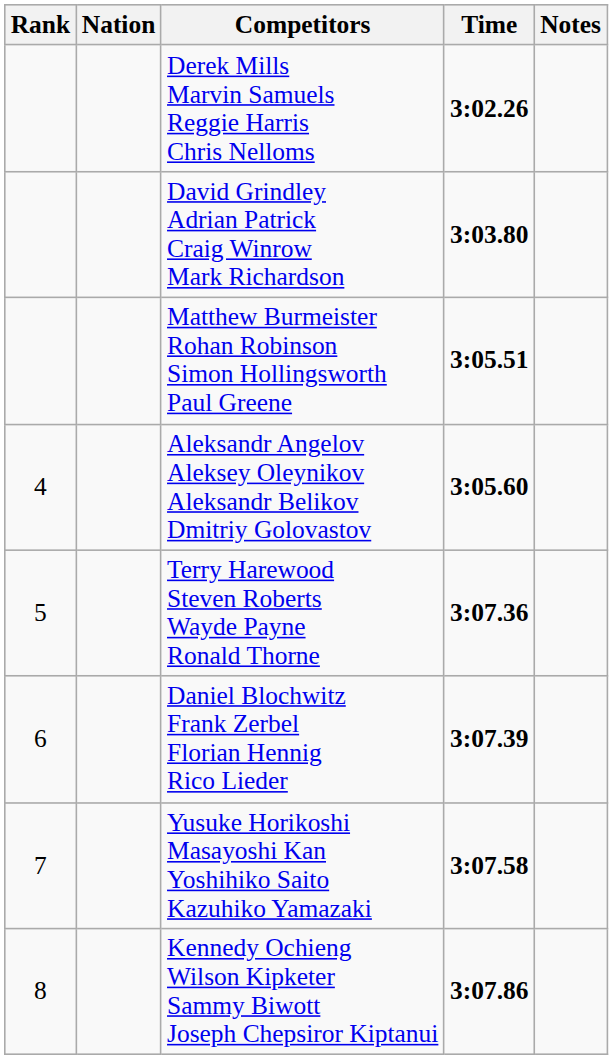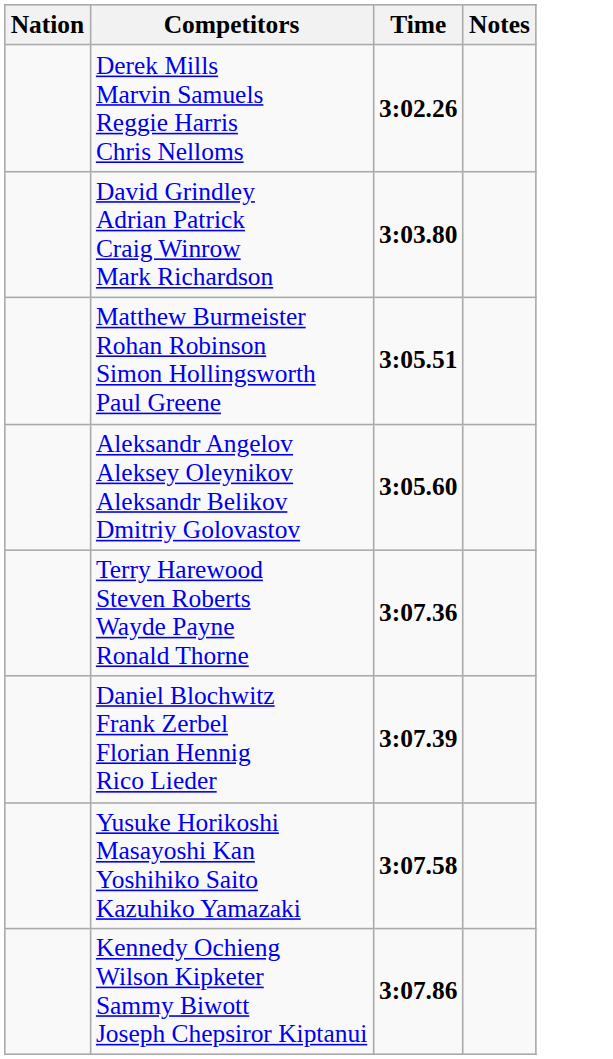- column: (40, 24)
